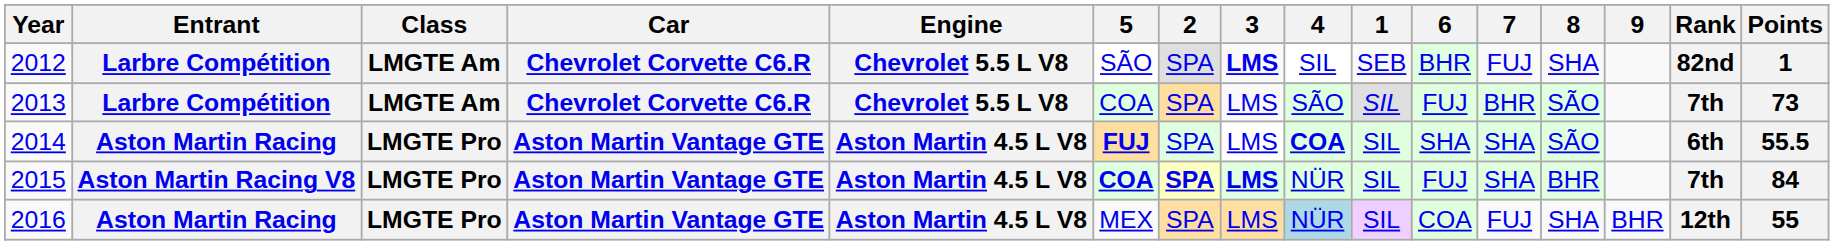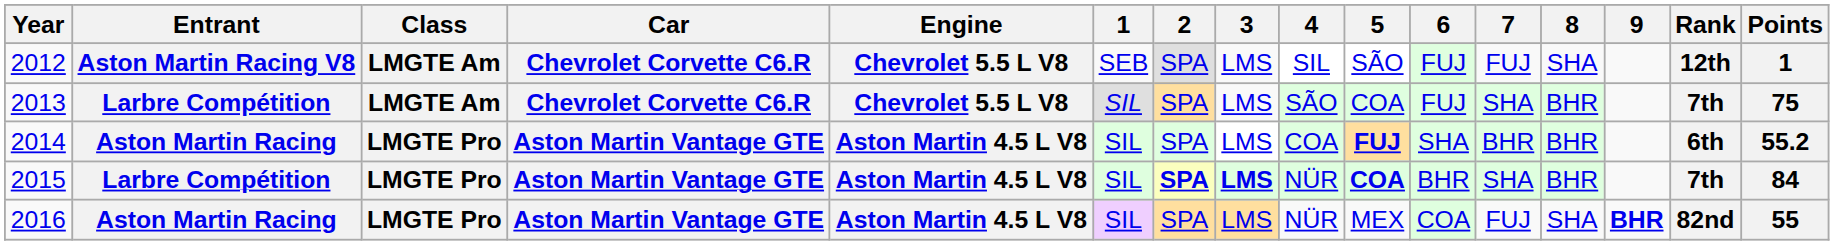columns swapped: (1382, 24) <-> (1126, 24)
(216, 63) Larbre Compétition -> (216, 63) Aston Martin Racing V8
(1252, 63) bold -> (1247, 63) normal
(1445, 63) BHR -> (1443, 63) FUJ
(1706, 63) 82nd -> (1705, 63) 12th
(1509, 102) BHR -> (1508, 102) SHA
(1573, 102) SÃO -> (1572, 102) BHR
(1785, 102) 73 -> (1785, 102) 75
(1318, 141) bold -> (1311, 141) normal
(1509, 141) SHA -> (1508, 141) BHR
(1573, 141) SÃO -> (1572, 141) BHR
(1785, 141) 55.5 -> (1785, 141) 55.2
(216, 180) Aston Martin Racing V8 -> (216, 180) Larbre Compétition
(1445, 180) FUJ -> (1443, 180) BHR
(1318, 219) lightblue background -> (1311, 219) no background
(1637, 219) normal -> (1637, 219) bold
(1706, 219) 12th -> (1705, 219) 82nd
